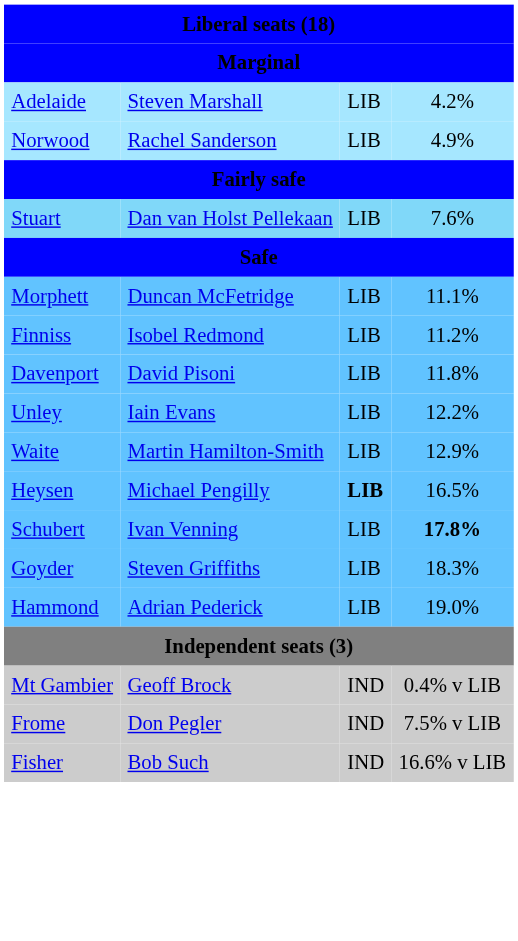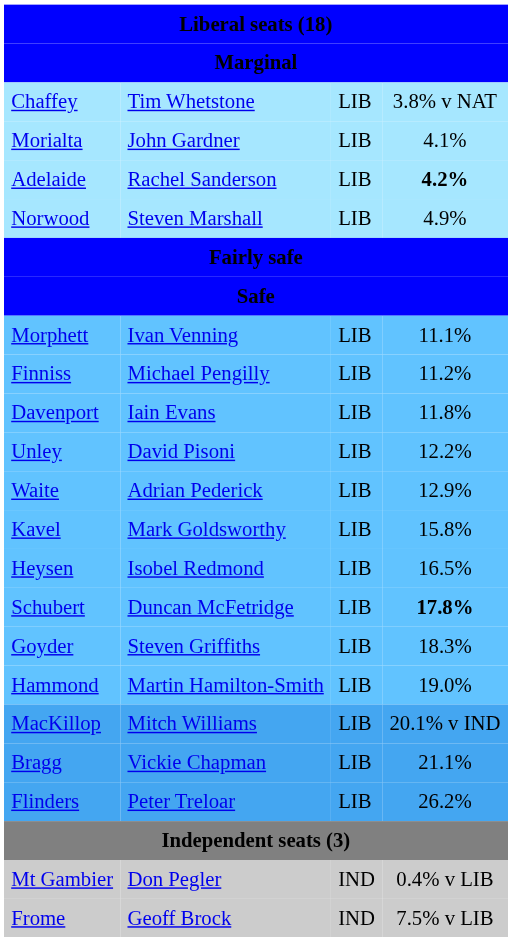+ row: (44, 101)
+ row: (47, 140)
(195, 101) Steven Marshall -> (202, 179) Rachel Sanderson
(452, 101) normal -> (445, 179) bold
(202, 140) Rachel Sanderson -> (195, 217) Steven Marshall
- row: (36, 217)
(211, 295) Duncan McFetridge -> (183, 334) Ivan Venning
(196, 334) Isobel Redmond -> (199, 373) Michael Pengilly
(181, 373) David Pisoni -> (172, 412) Iain Evans
(172, 412) Iain Evans -> (181, 451) David Pisoni
(226, 451) Martin Hamilton-Smith -> (195, 490) Adrian Pederick
+ row: (36, 528)
(199, 490) Michael Pengilly -> (196, 567) Isobel Redmond
(365, 490) bold -> (355, 567) normal
(183, 528) Ivan Venning -> (211, 606) Duncan McFetridge
(195, 606) Adrian Pederick -> (226, 684) Martin Hamilton-Smith
+ row: (56, 723)
+ row: (37, 762)
+ row: (45, 801)
(179, 684) Geoff Brock -> (174, 878) Don Pegler
(174, 723) Don Pegler -> (179, 917) Geoff Brock
- row: (37, 762)
